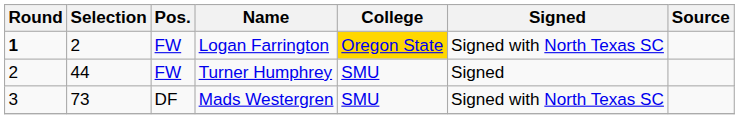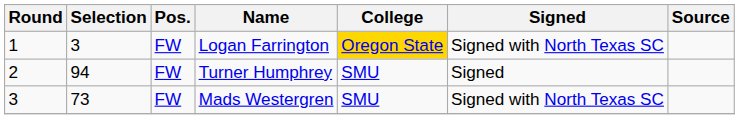(13, 45) bold -> (13, 45) normal
(75, 45) 2 -> (75, 45) 3
(80, 72) 44 -> (80, 72) 94
(166, 99) DF -> (168, 99) FW
